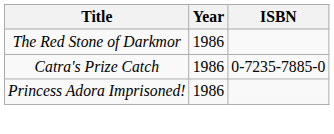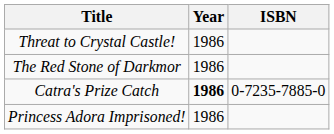+ row: (97, 41)
(208, 66) normal -> (208, 91) bold
